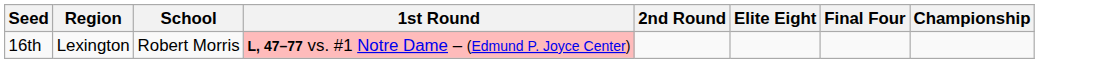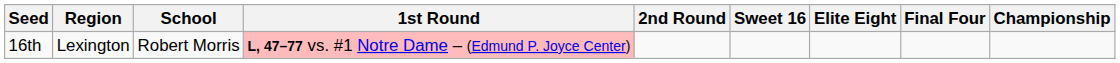+ column: (770, 18)
